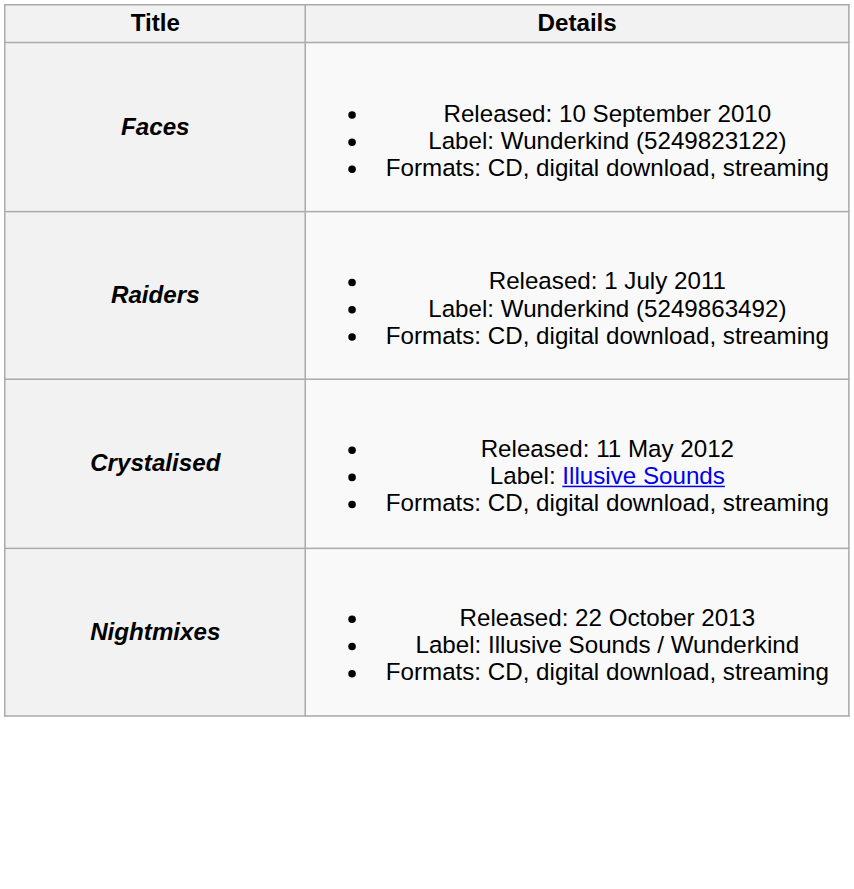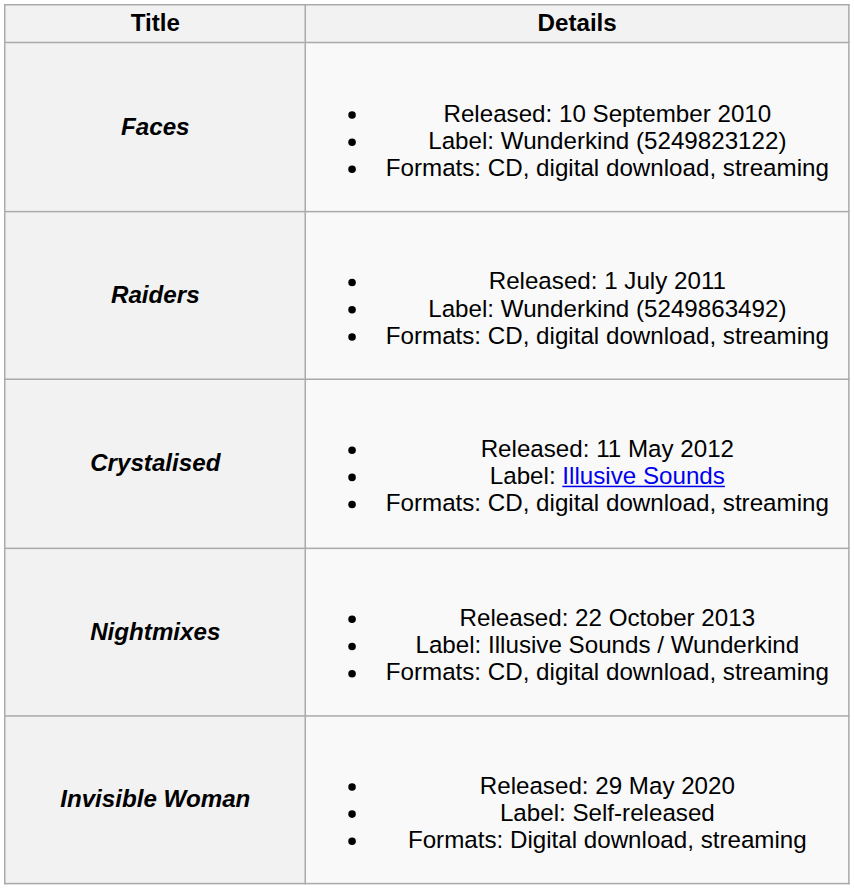+ row: (155, 799)
